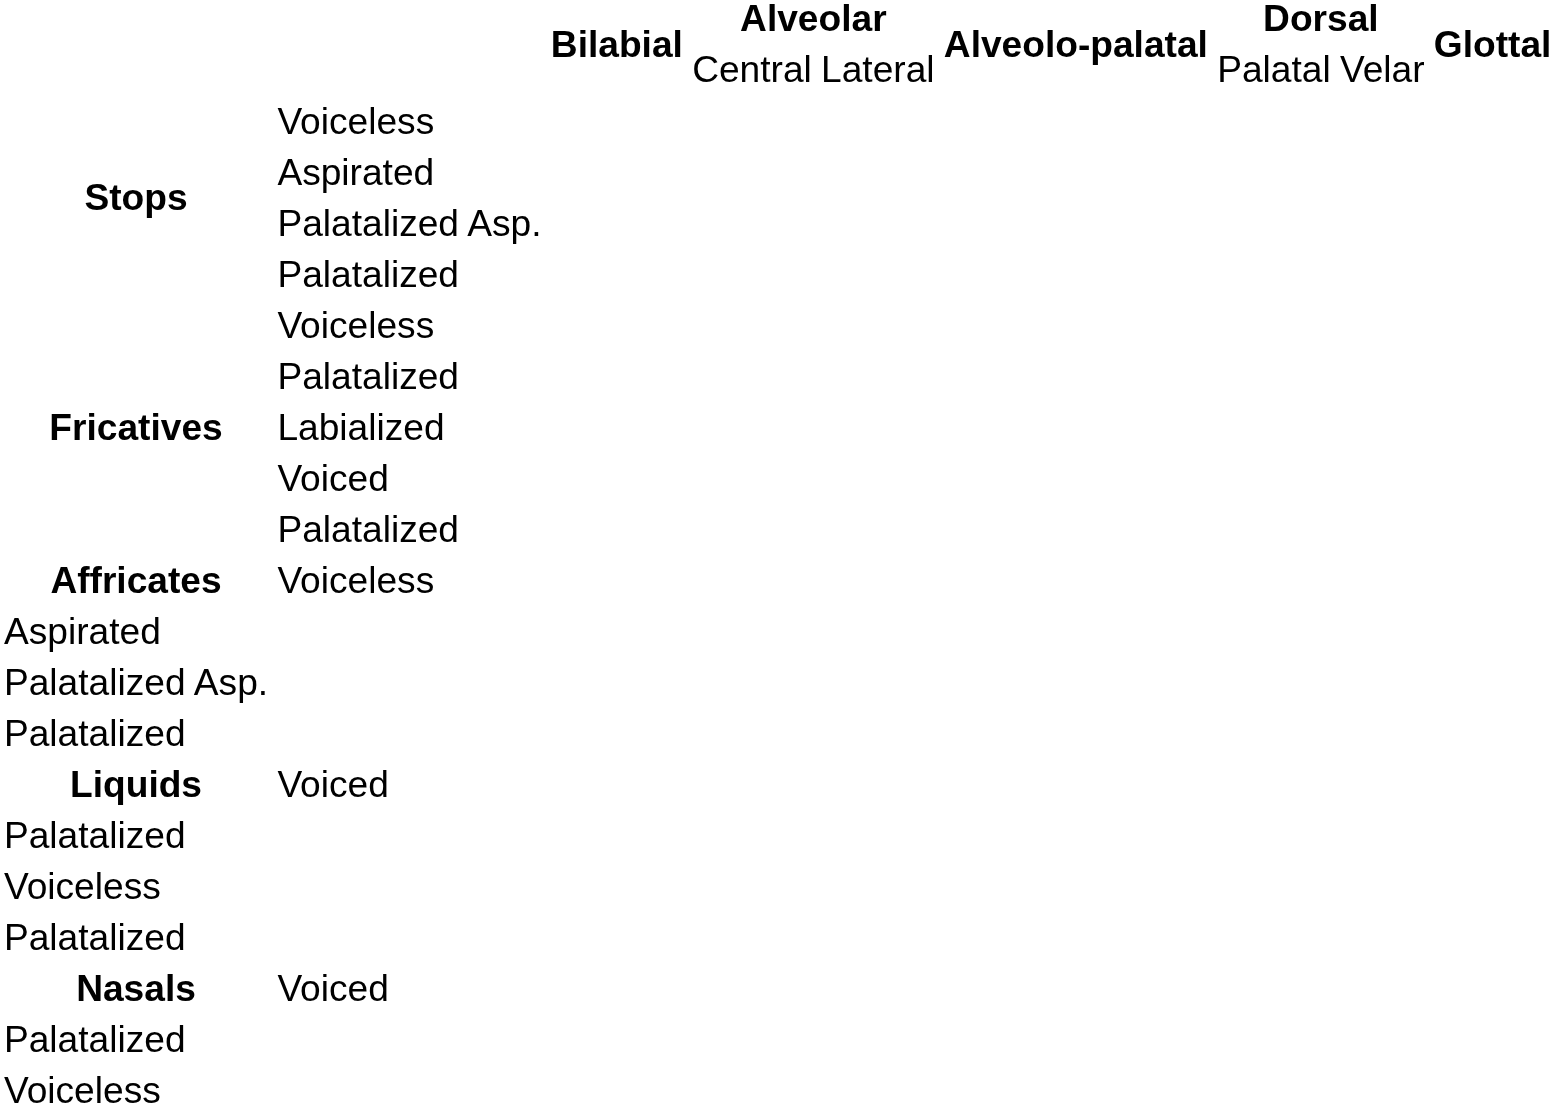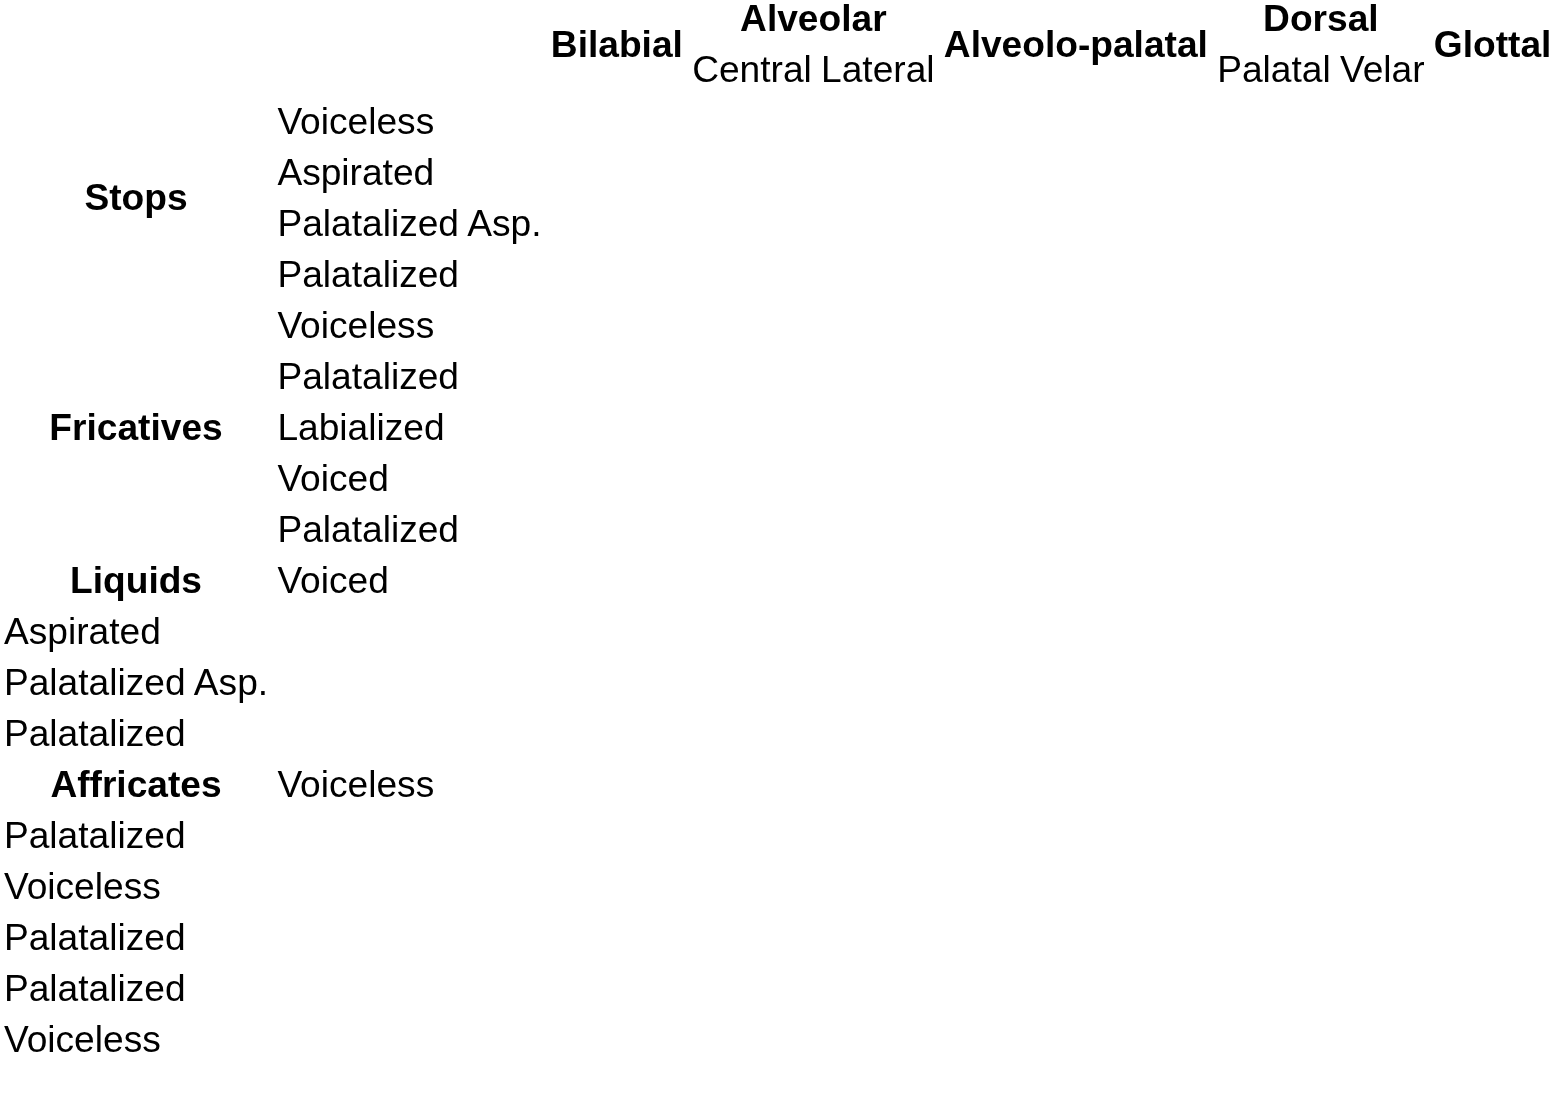rows swapped: (136, 580) <-> (136, 784)
- row: (136, 988)
